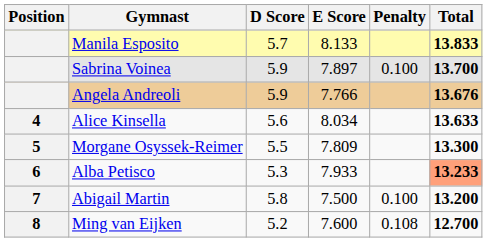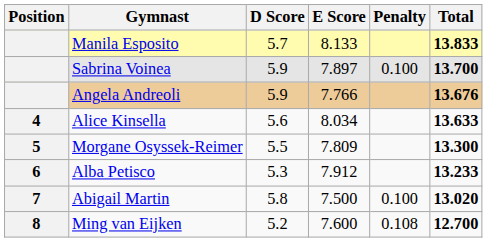(339, 172) 7.933 -> (339, 172) 7.912
(456, 172) lightsalmon background -> (456, 172) no background
(456, 198) 13.200 -> (456, 198) 13.020
